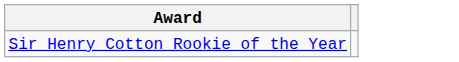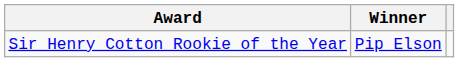+ column: (398, 18)
